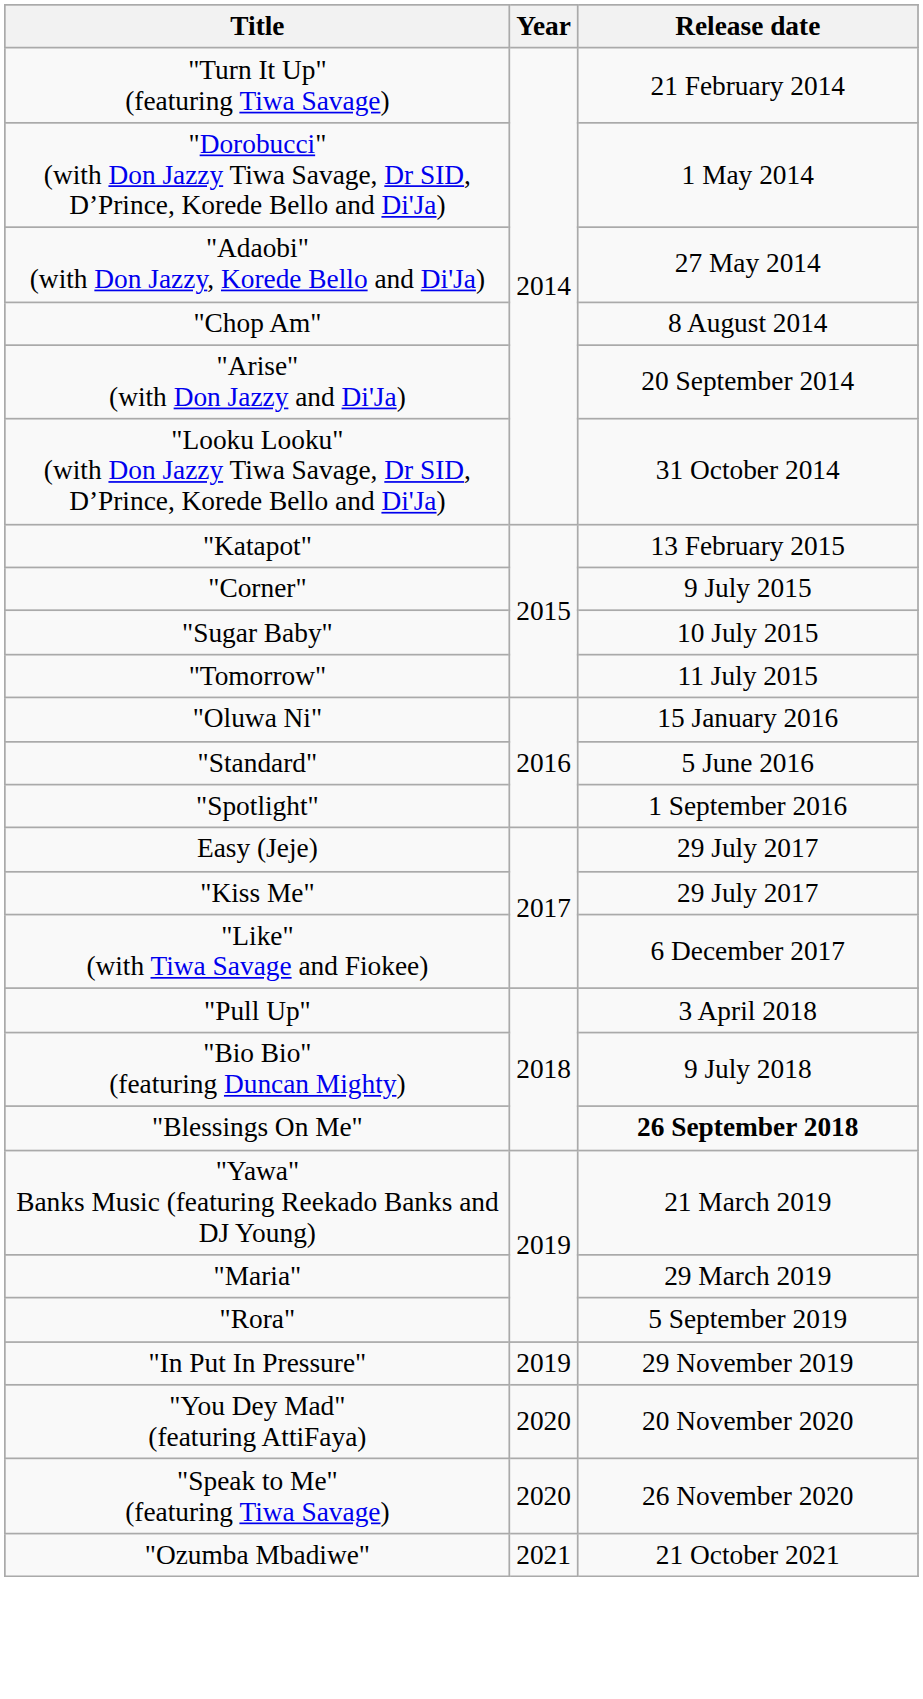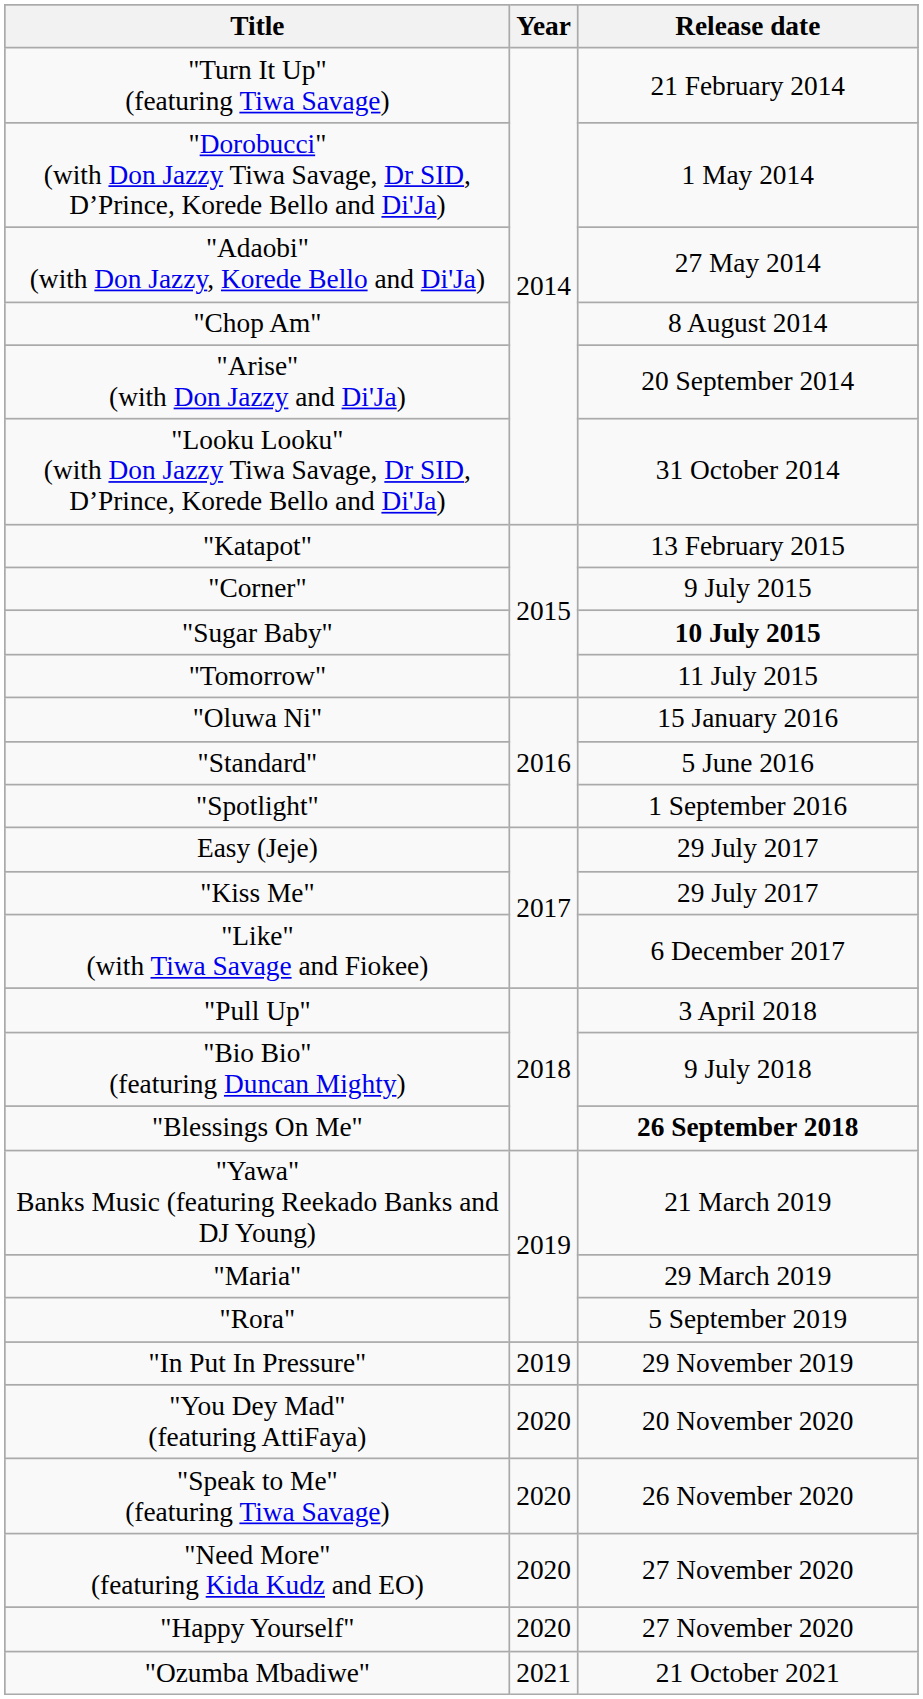(748, 632) normal -> (748, 632) bold
+ row: (257, 1569)
+ row: (257, 1628)
